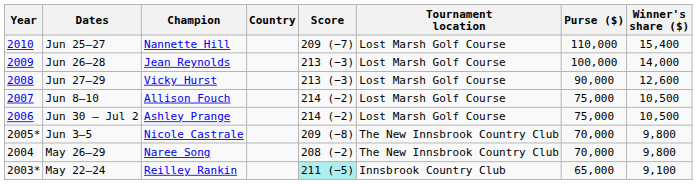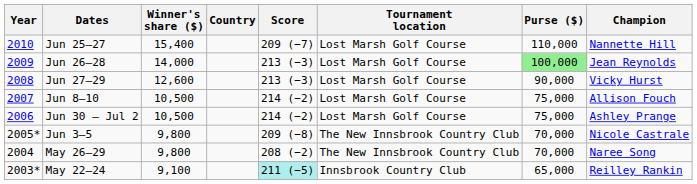columns swapped: (194, 20) <-> (659, 20)
(594, 62) no background -> (554, 62) lightgreen background
